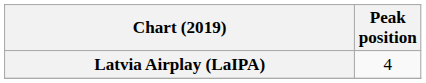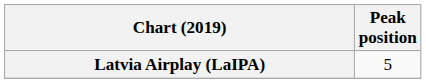(388, 64) 4 -> (388, 64) 5
